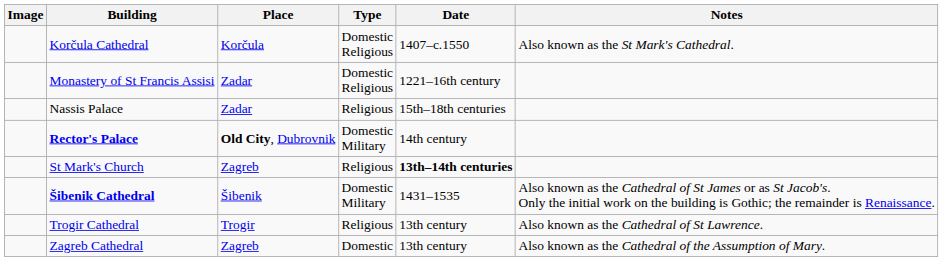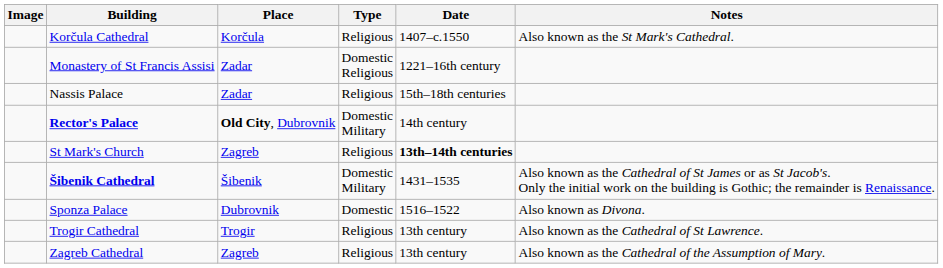(367, 44) Domestic Religious -> (367, 36) Religious
+ row: (89, 209)
(367, 246) Domestic -> (367, 252) Religious
